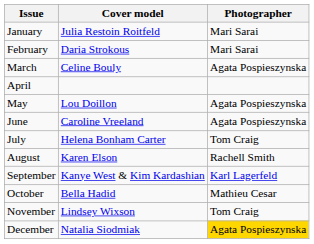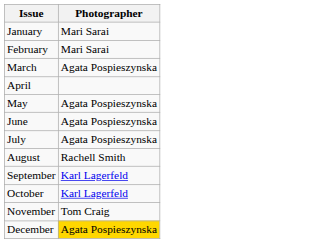- column: (133, 13)
(234, 139) Tom Craig -> (109, 139) Agata Pospieszynska
(243, 193) Mathieu Cesar -> (94, 193) Karl Lagerfeld
